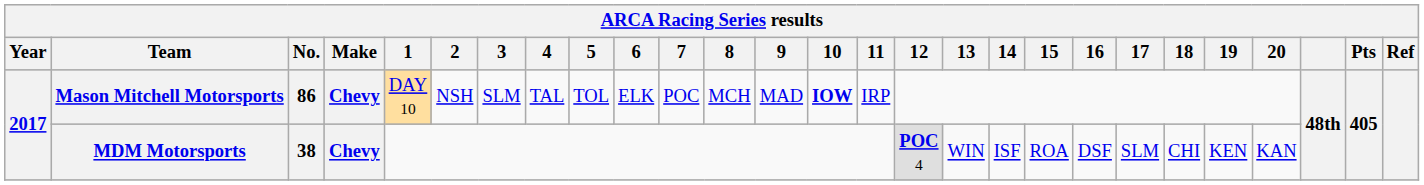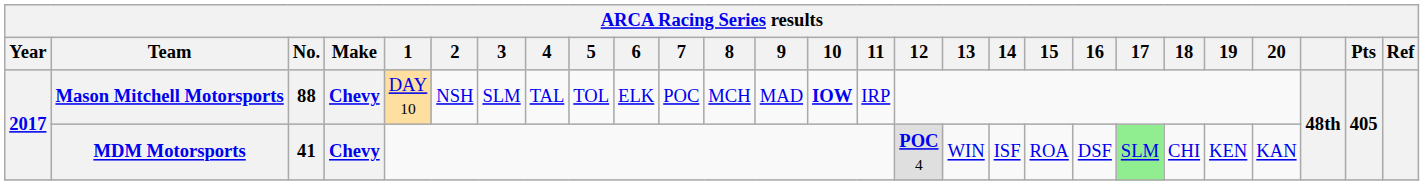(306, 96) 86 -> (306, 96) 88
(306, 152) 38 -> (306, 152) 41
(1140, 152) no background -> (1140, 152) lightgreen background
